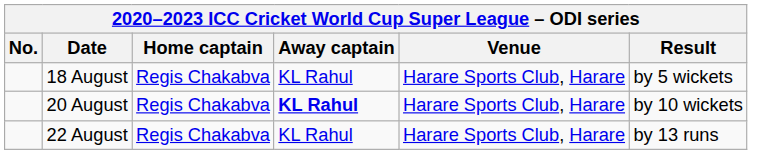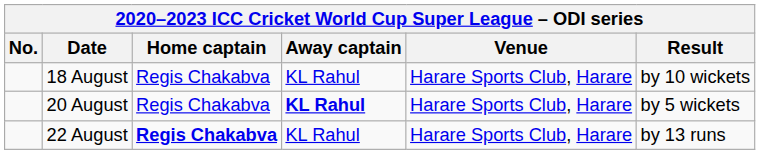(683, 76) by 5 wickets -> (695, 76) by 10 wickets
(688, 105) by 10 wickets -> (690, 105) by 5 wickets
(203, 134) normal -> (207, 134) bold
